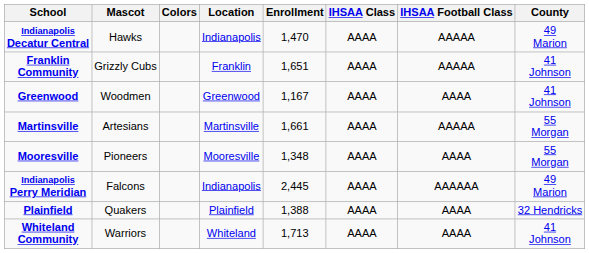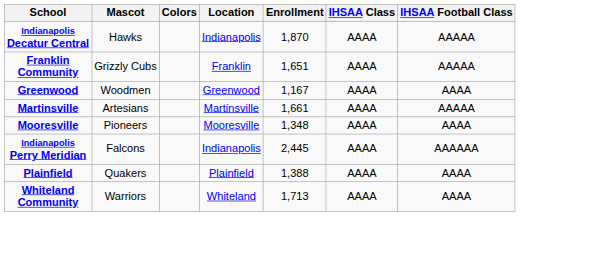- column: (550, 13)
(295, 36) 1,470 -> (295, 36) 1,870
